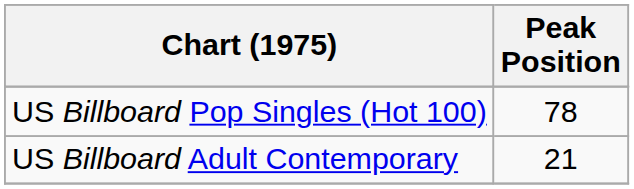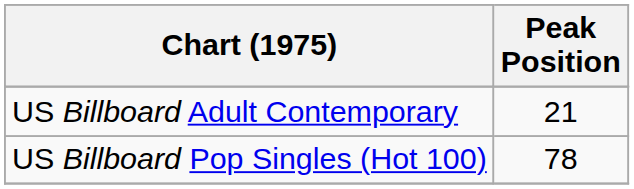rows swapped: (249, 111) <-> (235, 159)
